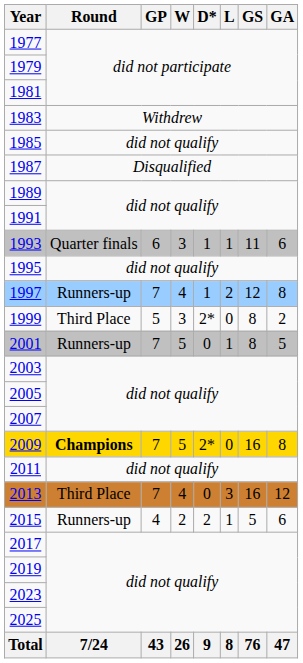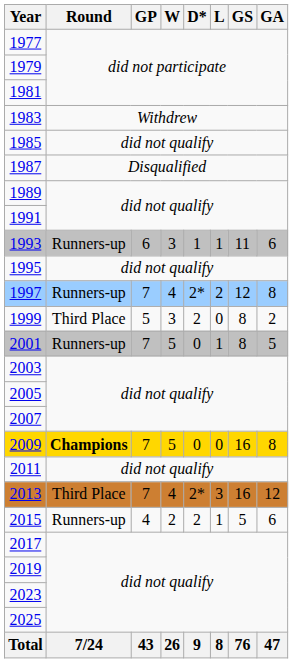(94, 243) Quarter finals -> (89, 243) Runners-up
(207, 293) 1 -> (197, 293) 2*
(207, 318) 2* -> (197, 318) 2
(207, 444) 2* -> (197, 444) 0
(207, 494) 0 -> (197, 494) 2*
